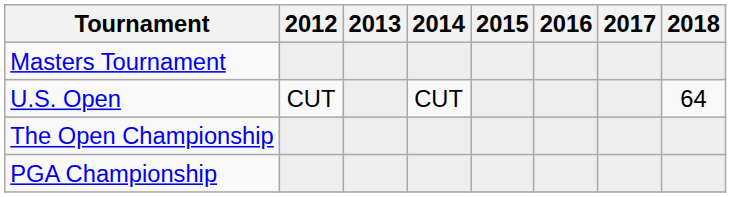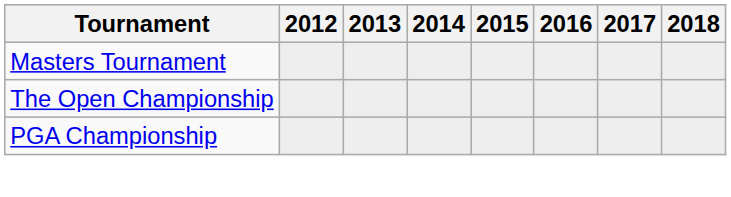- row: (66, 99)
